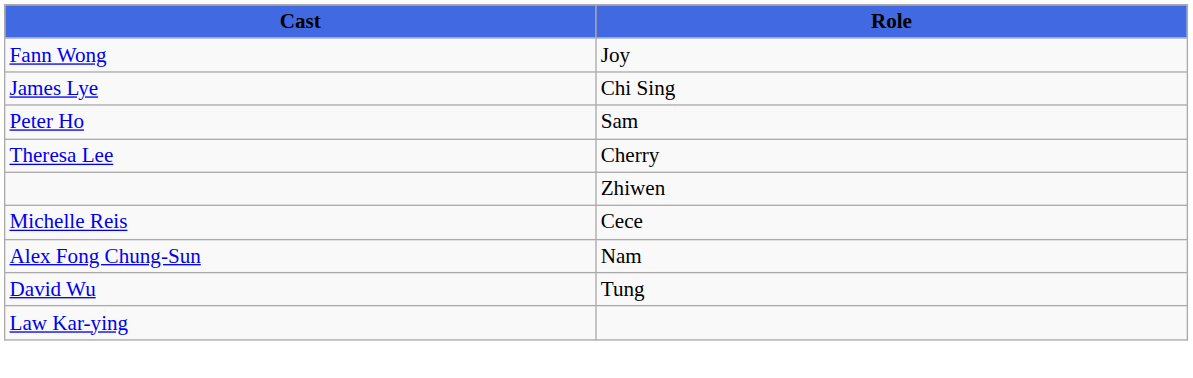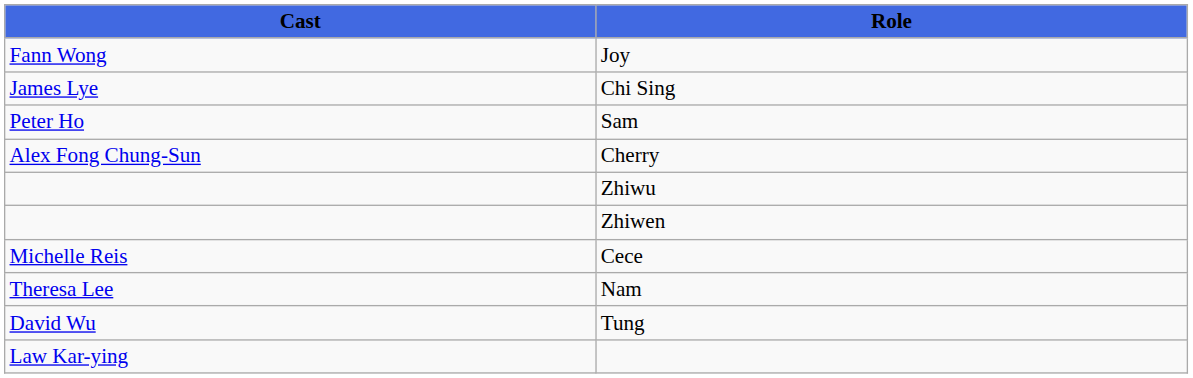(61, 155) Theresa Lee -> (105, 155) Alex Fong Chung-Sun
+ row: (628, 188)
(105, 255) Alex Fong Chung-Sun -> (61, 289) Theresa Lee
